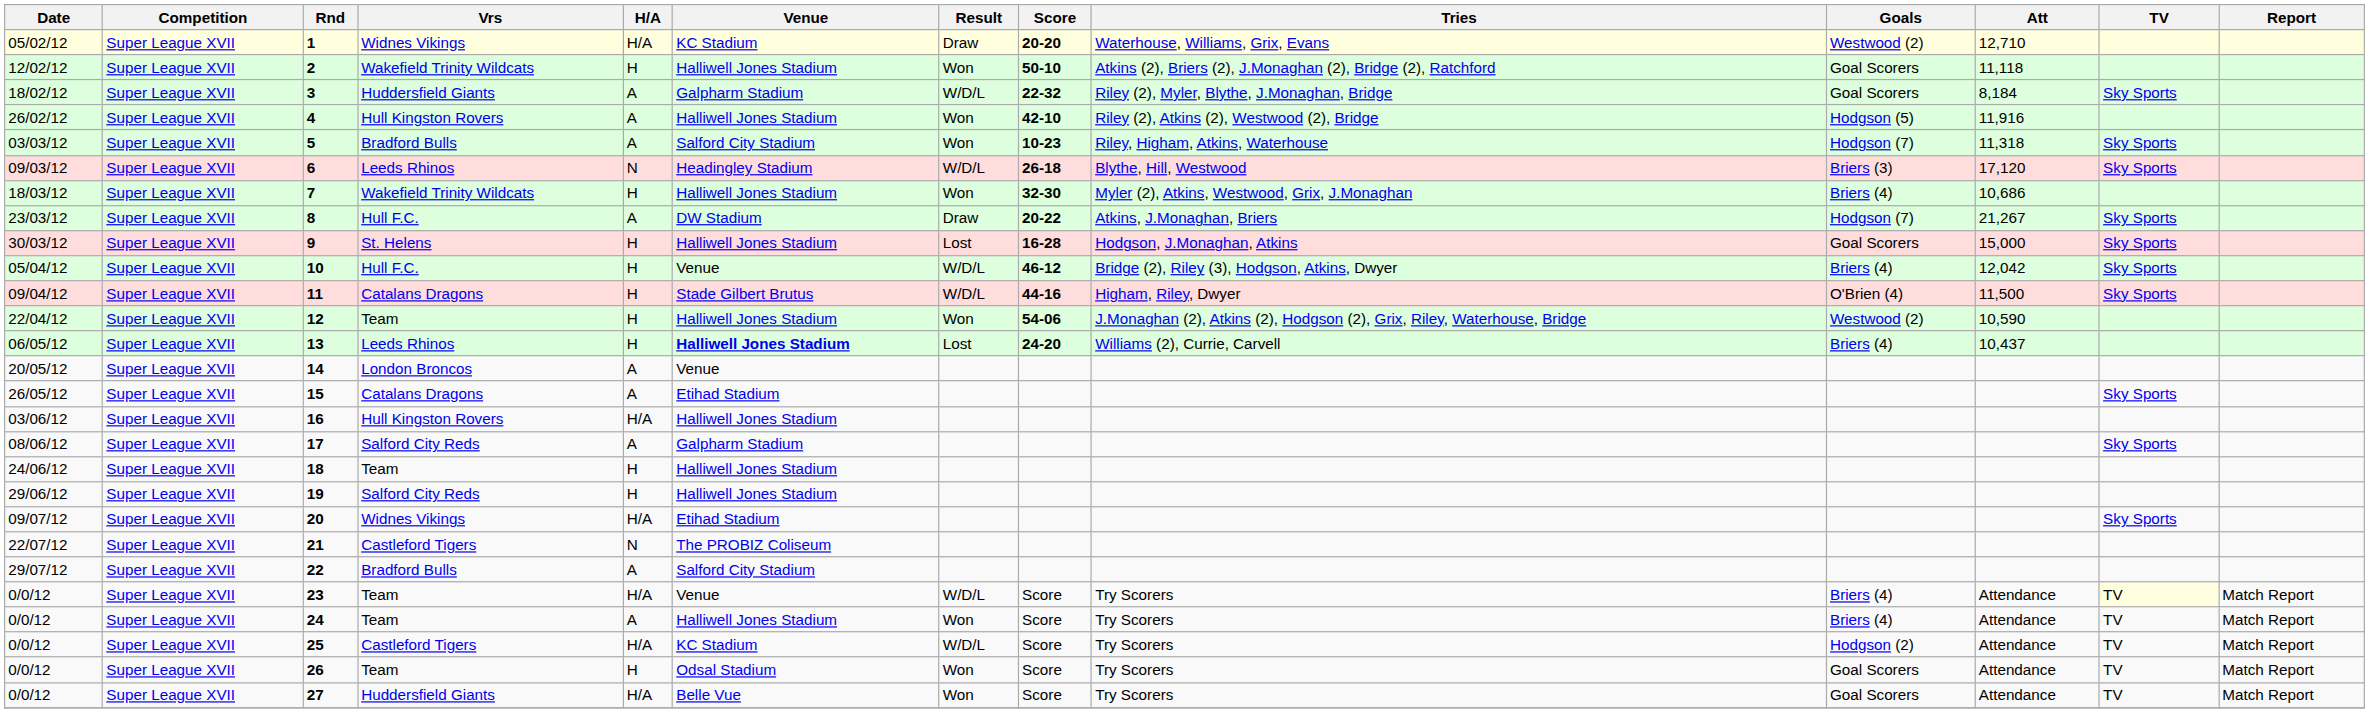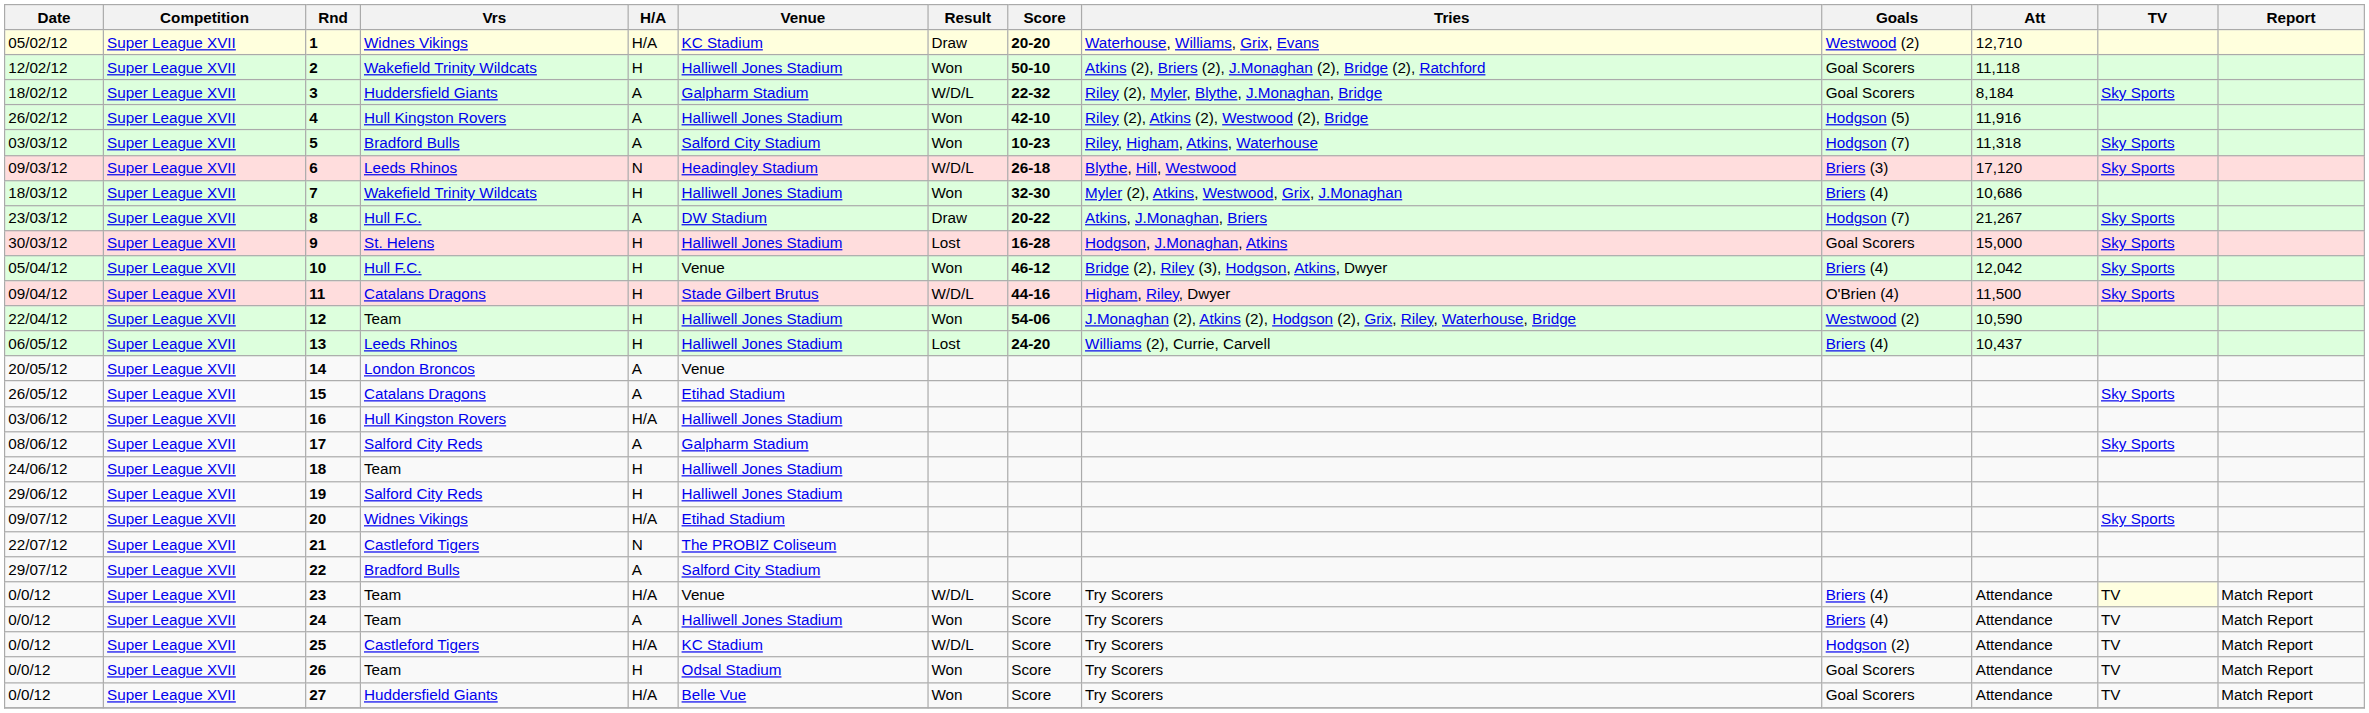(964, 268) W/D/L -> (947, 268) Won
(763, 343) bold -> (762, 343) normal
